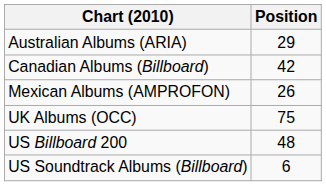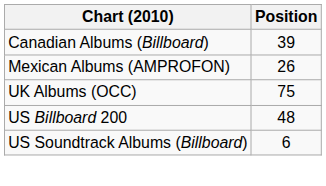- row: (98, 42)
(286, 67) 42 -> (286, 42) 39
